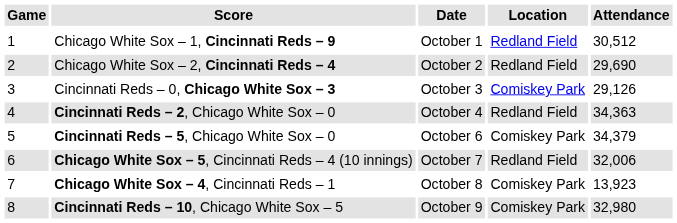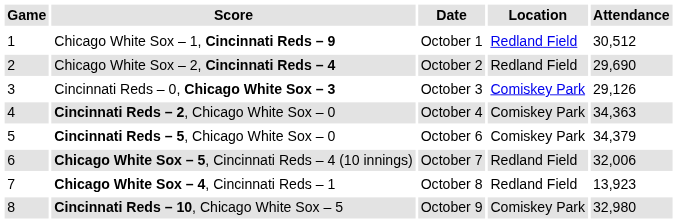(534, 112) Redland Field -> (538, 112) Comiskey Park
(538, 184) Comiskey Park -> (534, 184) Redland Field
